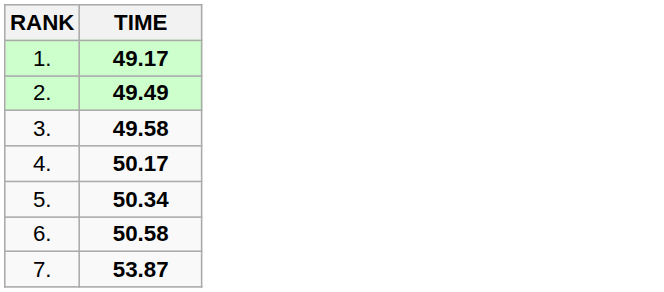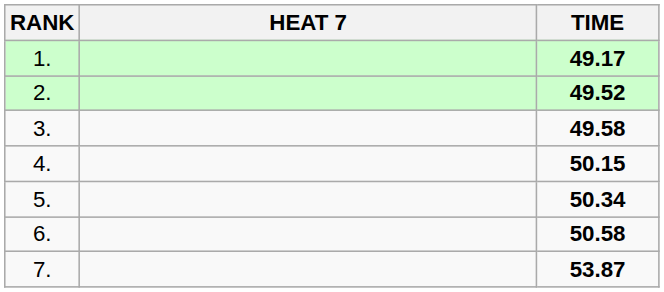+ column: (308, 23)
(141, 93) 49.49 -> (598, 93) 49.52
(141, 164) 50.17 -> (598, 164) 50.15
